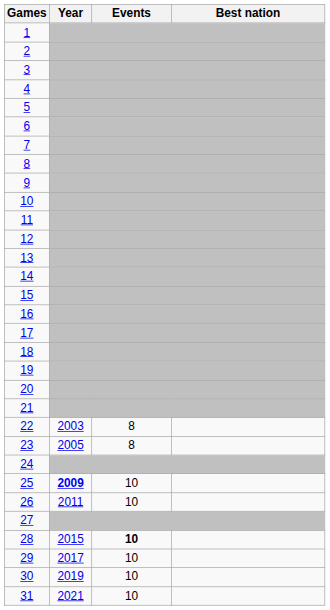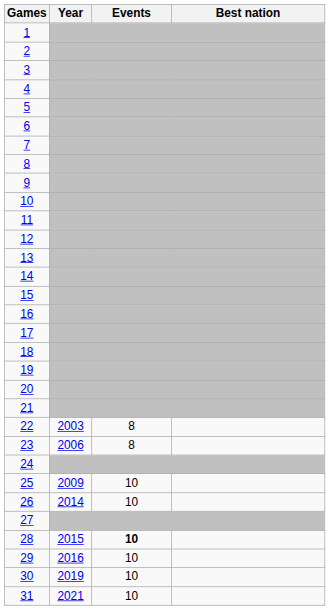(71, 445) 2005 -> (71, 445) 2006
(71, 483) bold -> (71, 483) normal
(71, 502) 2011 -> (71, 502) 2014
(71, 558) 2017 -> (71, 558) 2016
